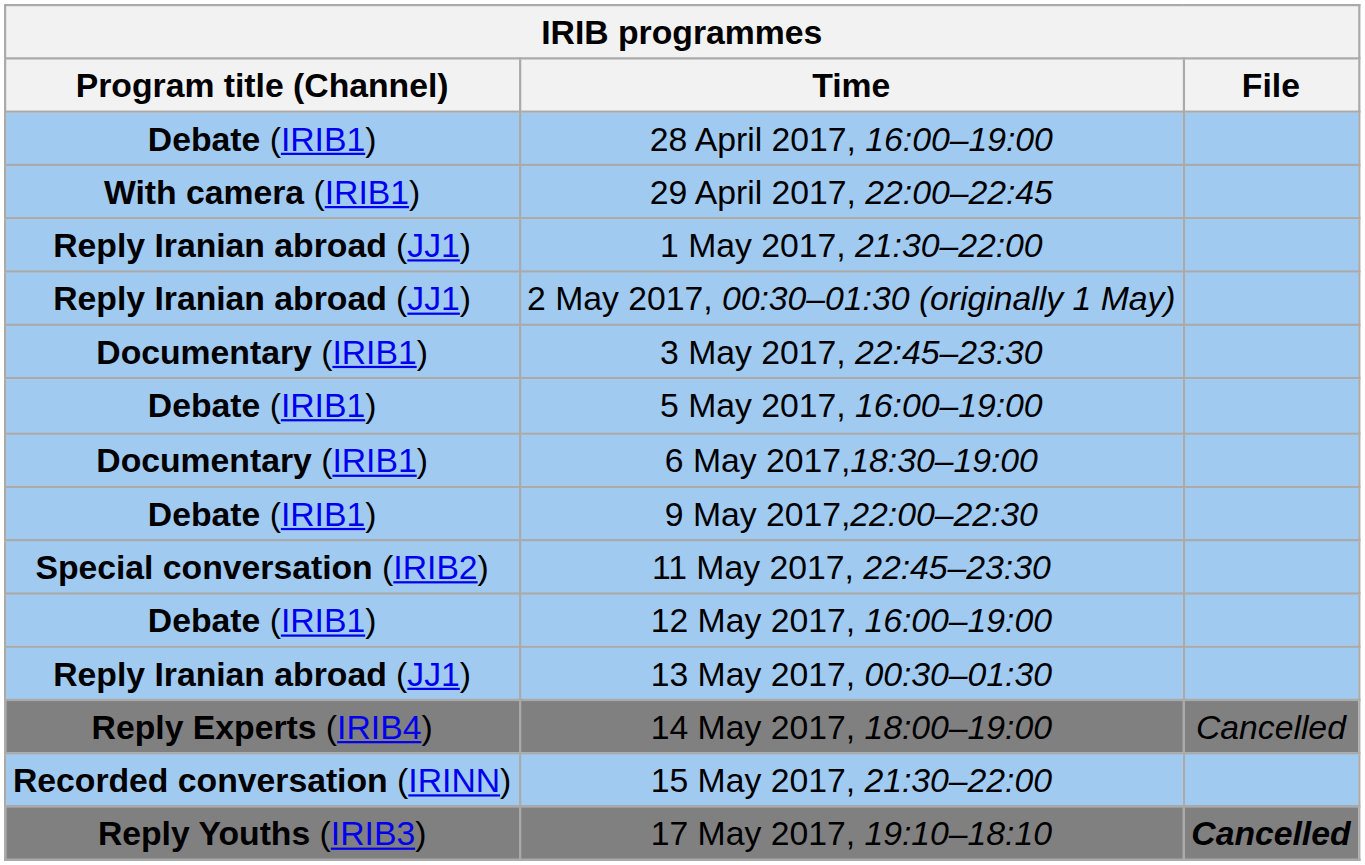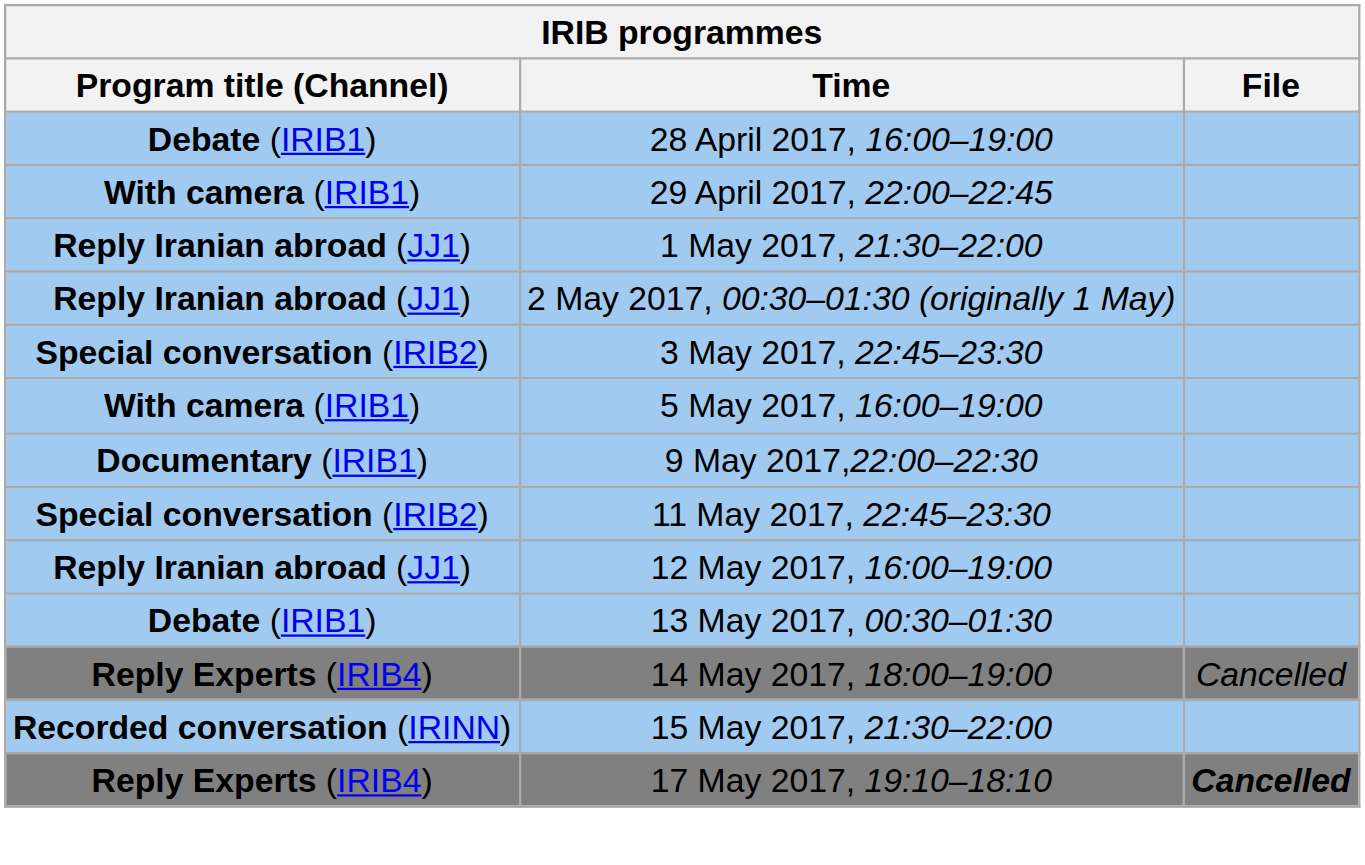(262, 353) Documentary (IRIB1) -> (262, 353) Special conversation (IRIB2)
(262, 406) Debate (IRIB1) -> (262, 406) With camera (IRIB1)
- row: (851, 459)
(262, 513) Debate (IRIB1) -> (262, 459) Documentary (IRIB1)
(262, 620) Debate (IRIB1) -> (262, 566) Reply Iranian abroad (JJ1)
(262, 673) Reply Iranian abroad (JJ1) -> (262, 620) Debate (IRIB1)
(262, 833) Reply Youths (IRIB3) -> (262, 780) Reply Experts (IRIB4)
